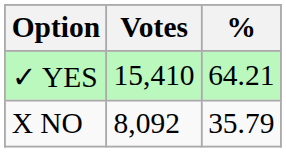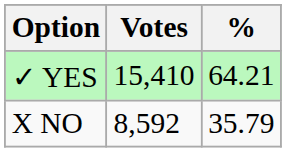(147, 123) 8,092 -> (147, 123) 8,592
